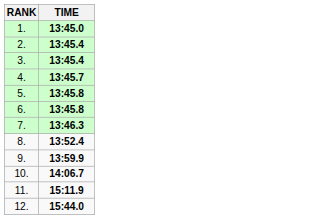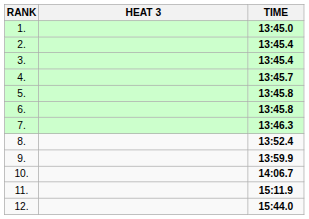+ column: (143, 13)
